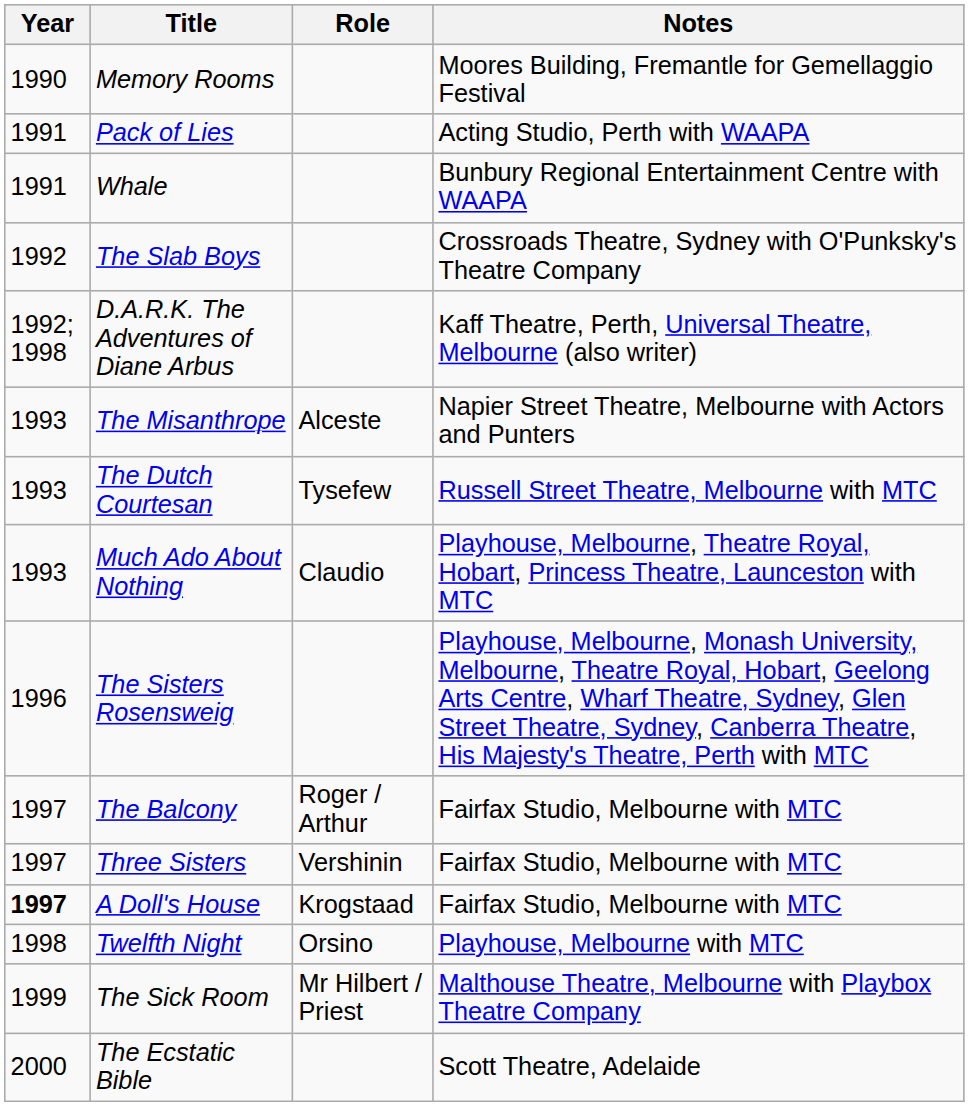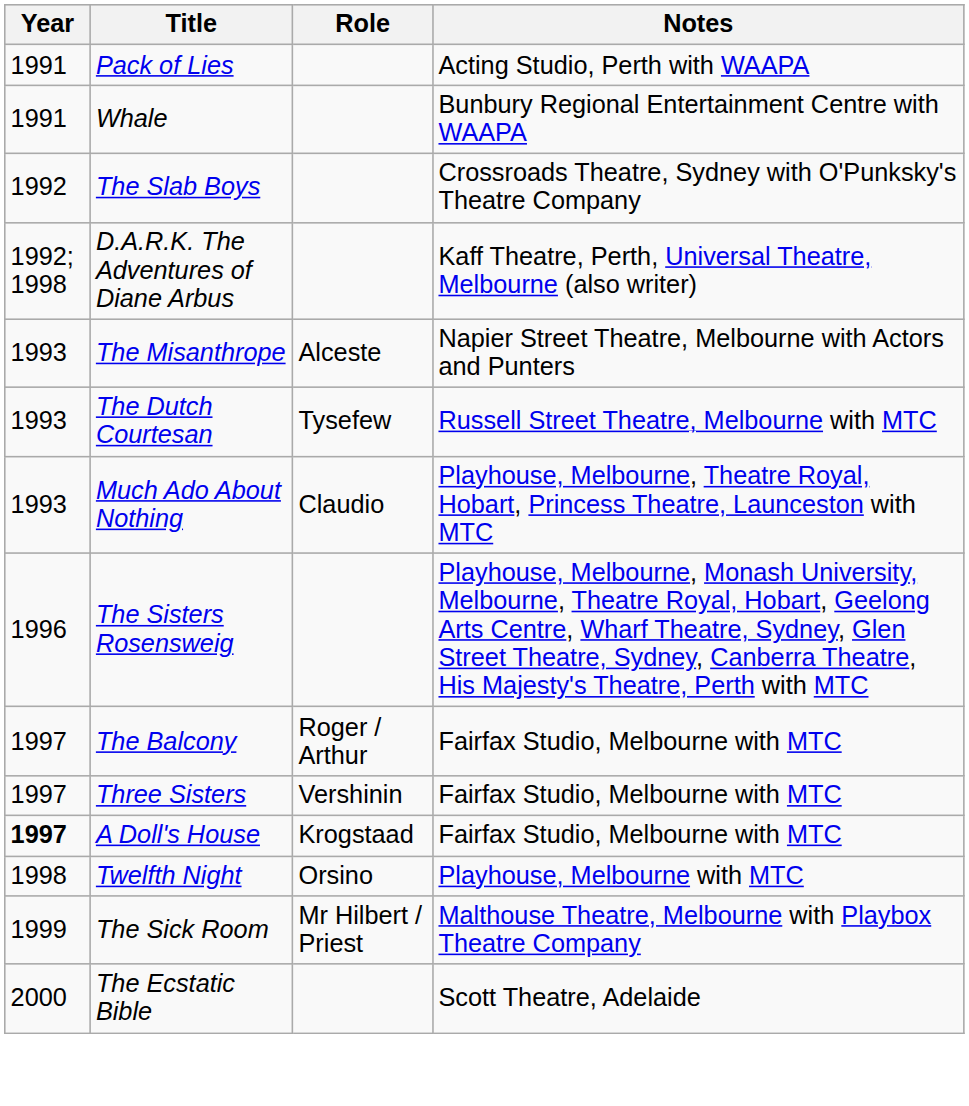- row: (185, 78)
